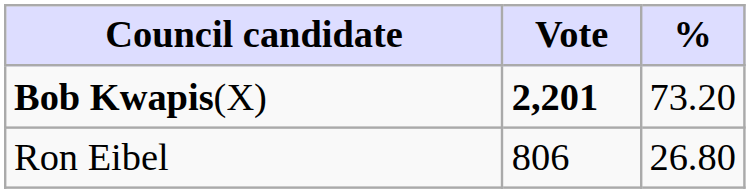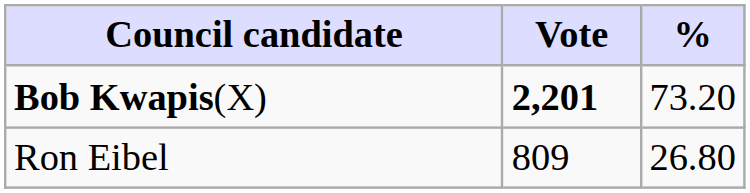(541, 156) 806 -> (541, 156) 809
